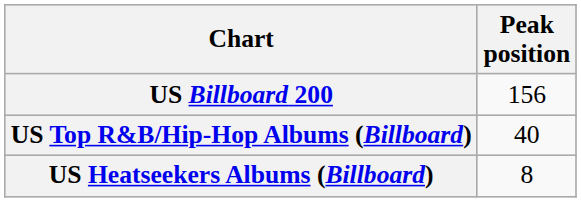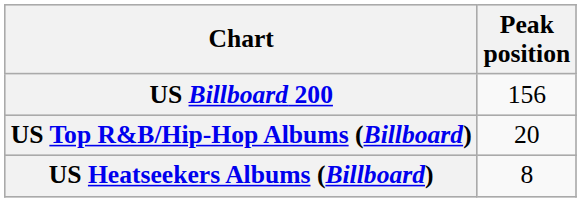(527, 134) 40 -> (527, 134) 20
